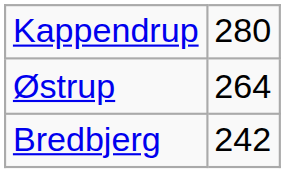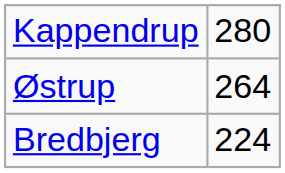(243, 139) 242 -> (243, 139) 224
